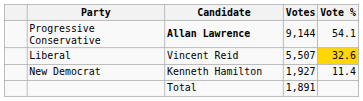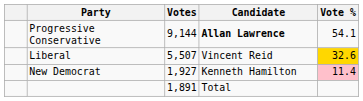columns swapped: (224, 12) <-> (301, 12)
(344, 72) no background -> (344, 72) pink background
